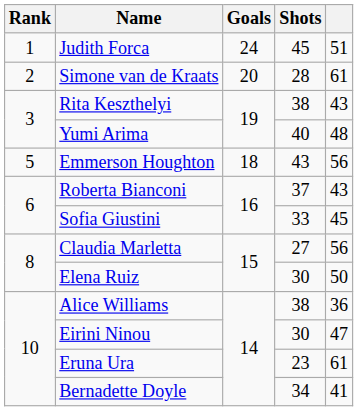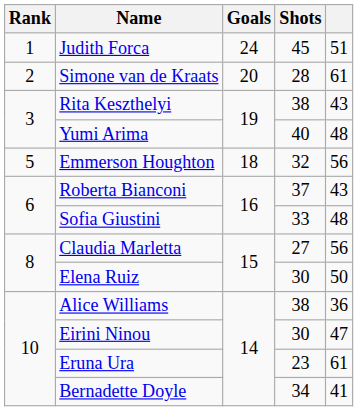(300, 162) 43 -> (300, 162) 32
(339, 219) 45 -> (339, 219) 48
